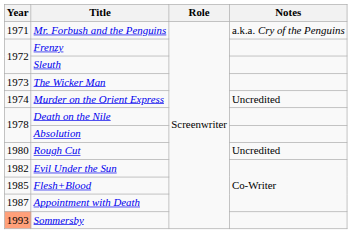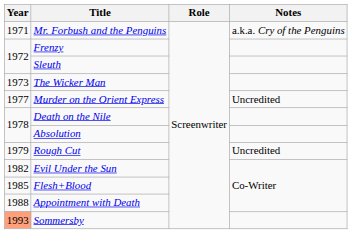(18, 99) 1974 -> (18, 99) 1977
(18, 151) 1980 -> (18, 151) 1979
(18, 202) 1987 -> (18, 202) 1988
